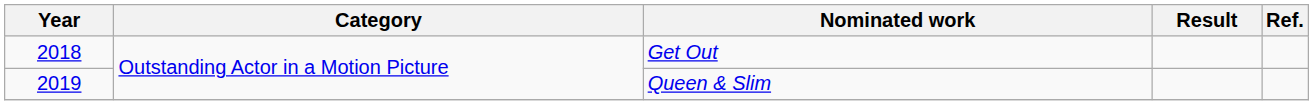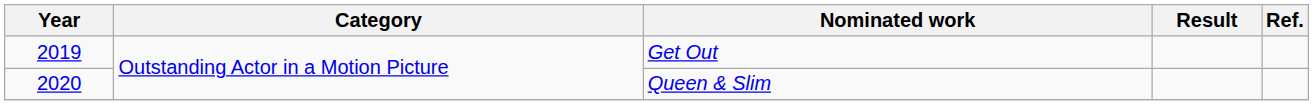(59, 52) 2018 -> (59, 52) 2019
(59, 83) 2019 -> (59, 83) 2020
